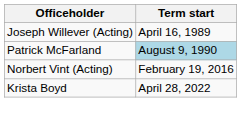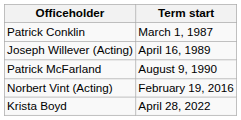+ row: (46, 32)
(178, 50) lightblue background -> (178, 69) no background
